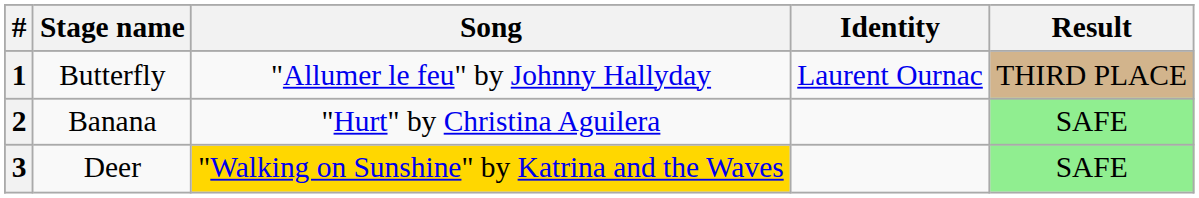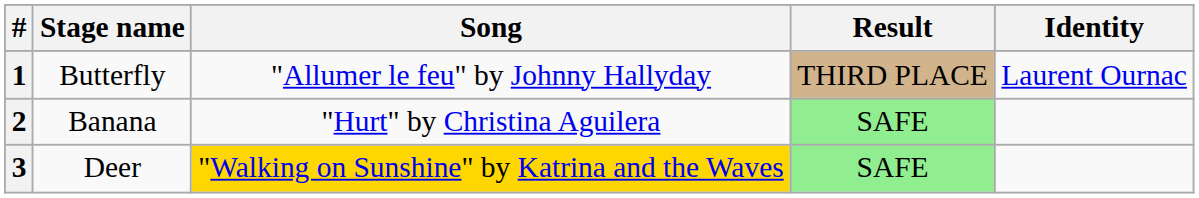columns swapped: (890, 27) <-> (1092, 27)
